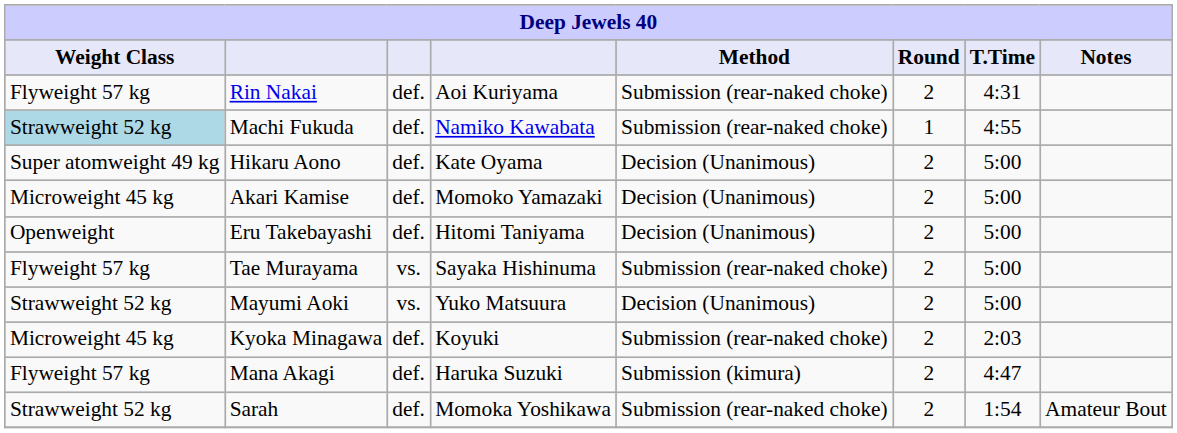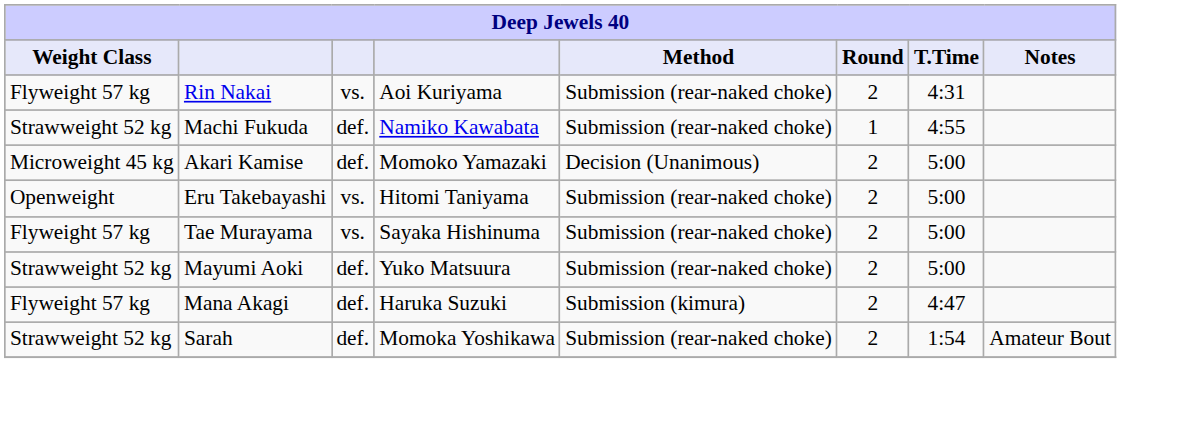(409, 92) def. -> (353, 92) vs.
(91, 127) lightblue background -> (91, 127) no background
- row: (285, 162)
(409, 233) def. -> (353, 198) vs.
(718, 233) Decision (Unanimous) -> (698, 198) Submission (rear-naked choke)
(409, 303) vs. -> (353, 268) def.
(718, 303) Decision (Unanimous) -> (698, 268) Submission (rear-naked choke)
- row: (306, 338)
